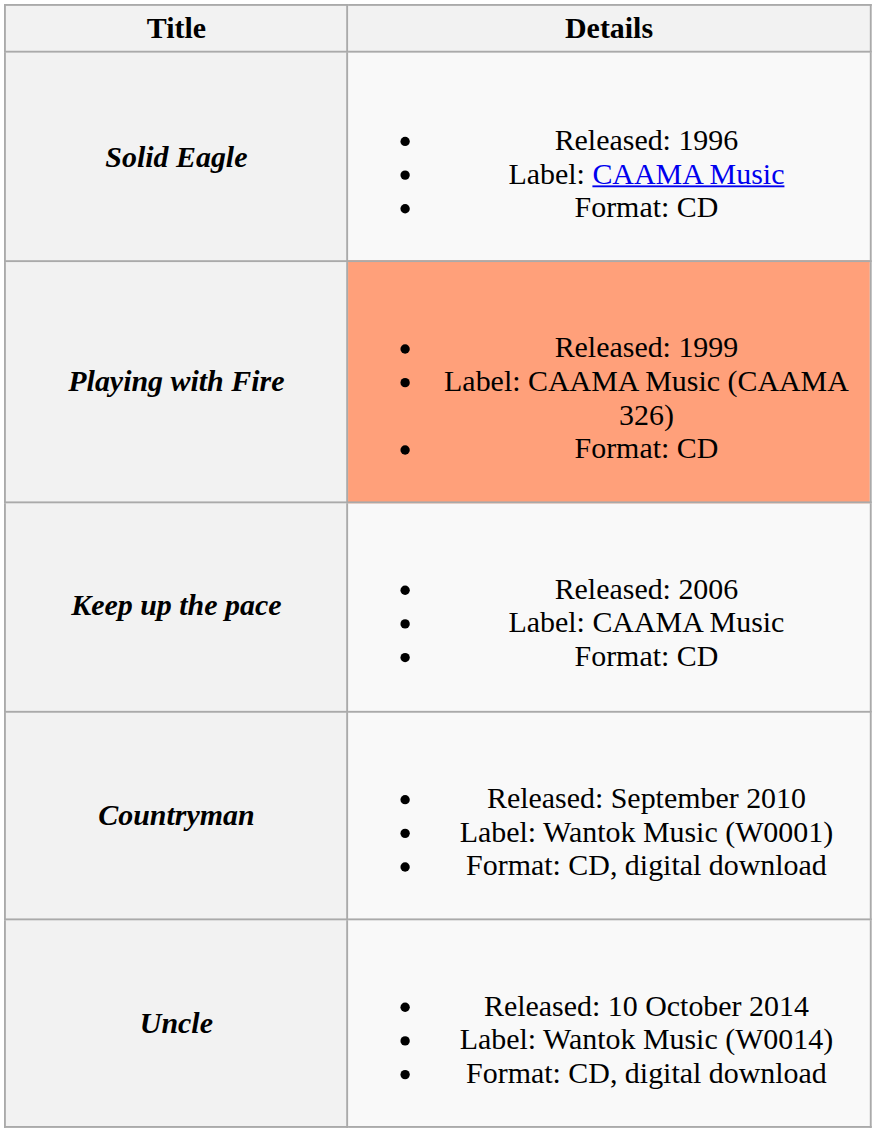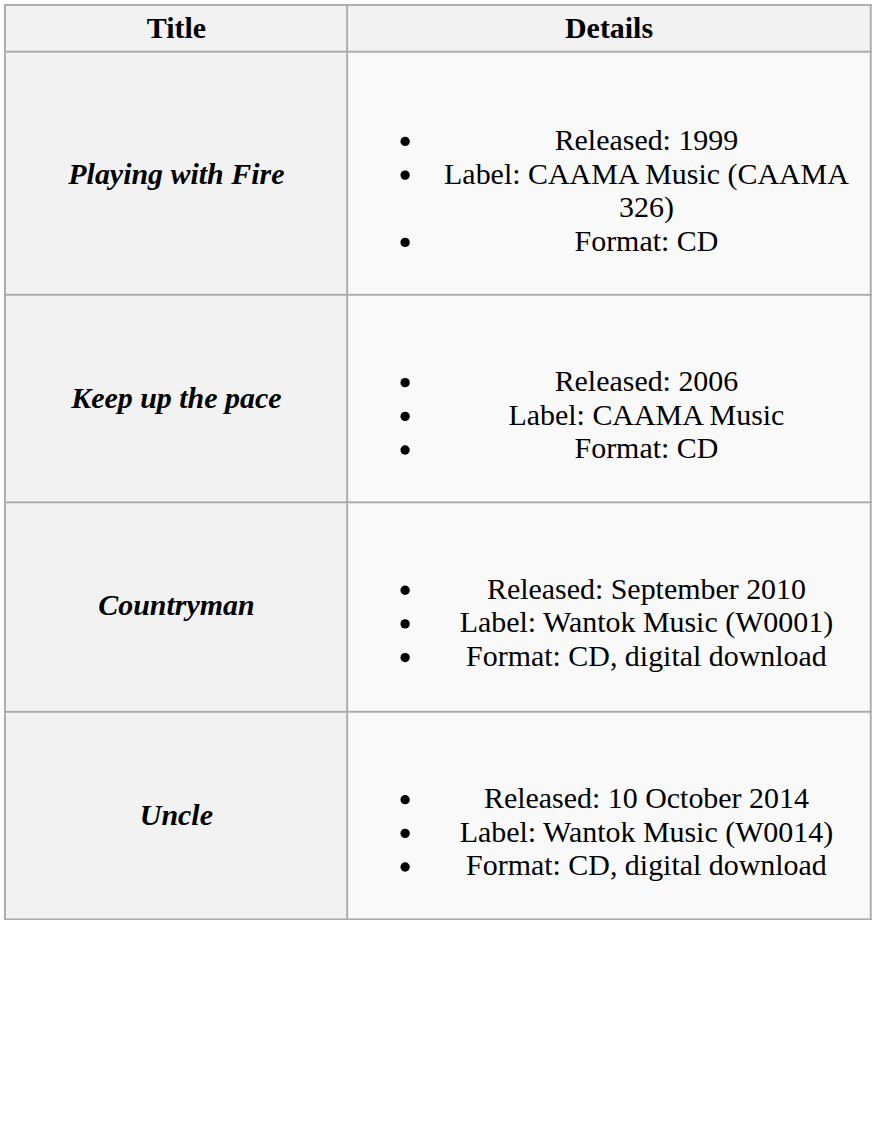- row: (176, 156)
(609, 398) lightsalmon background -> (609, 190) no background
